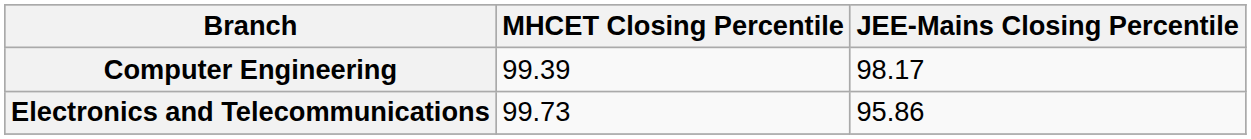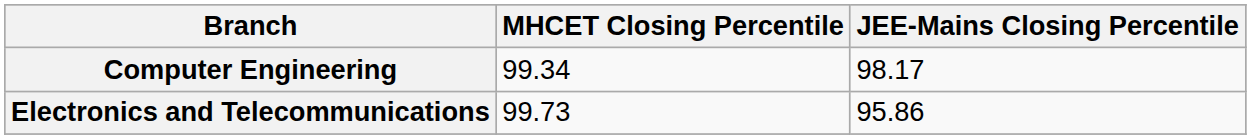(536, 69) 99.39 -> (536, 69) 99.34
